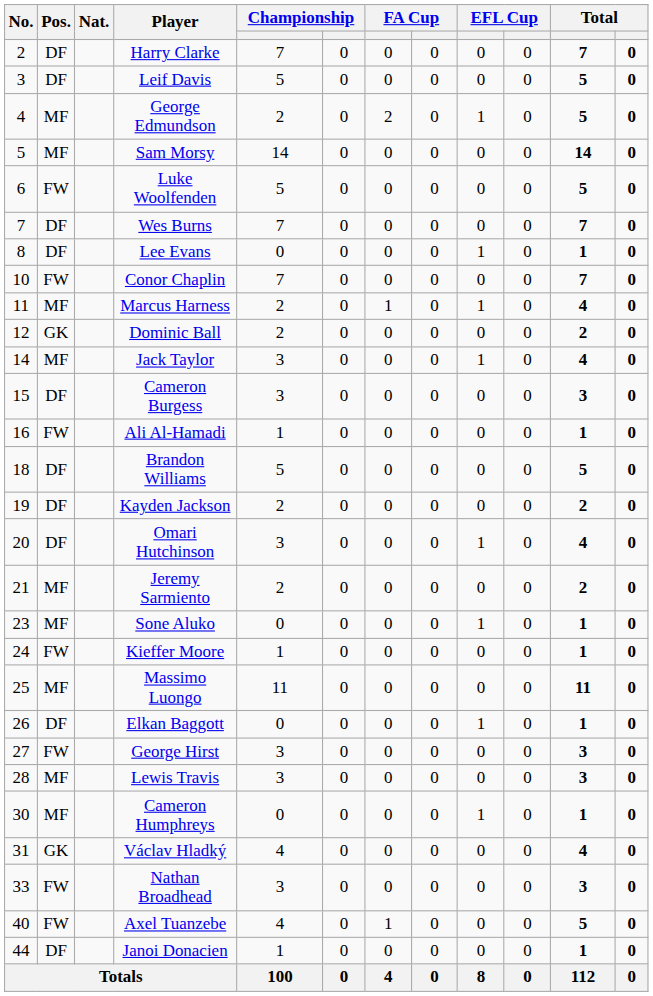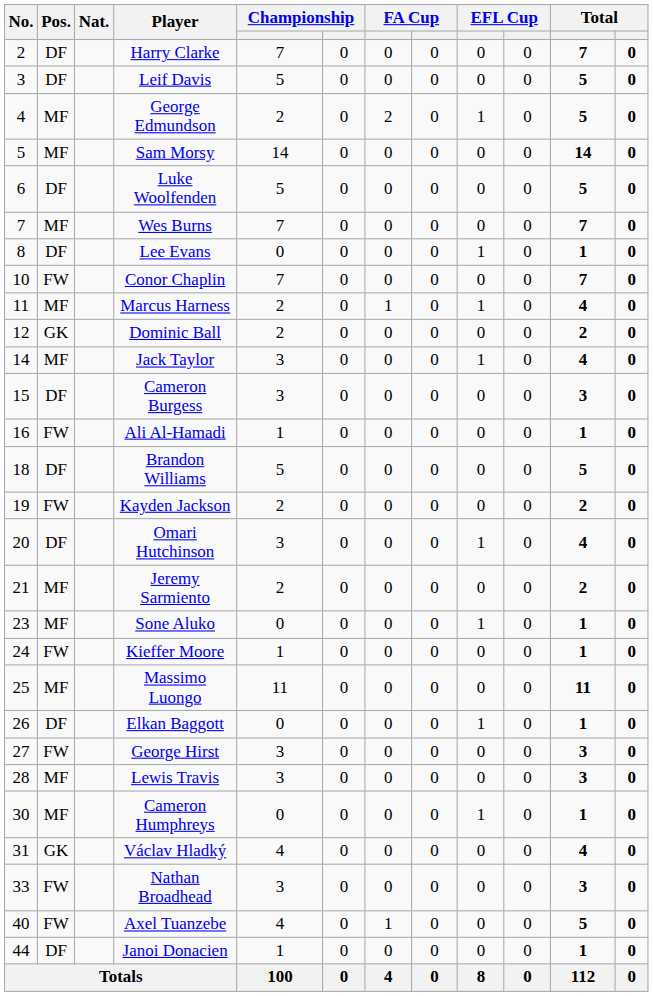(56, 188) FW -> (56, 188) DF
(56, 225) DF -> (56, 225) MF
(56, 505) DF -> (56, 505) FW
